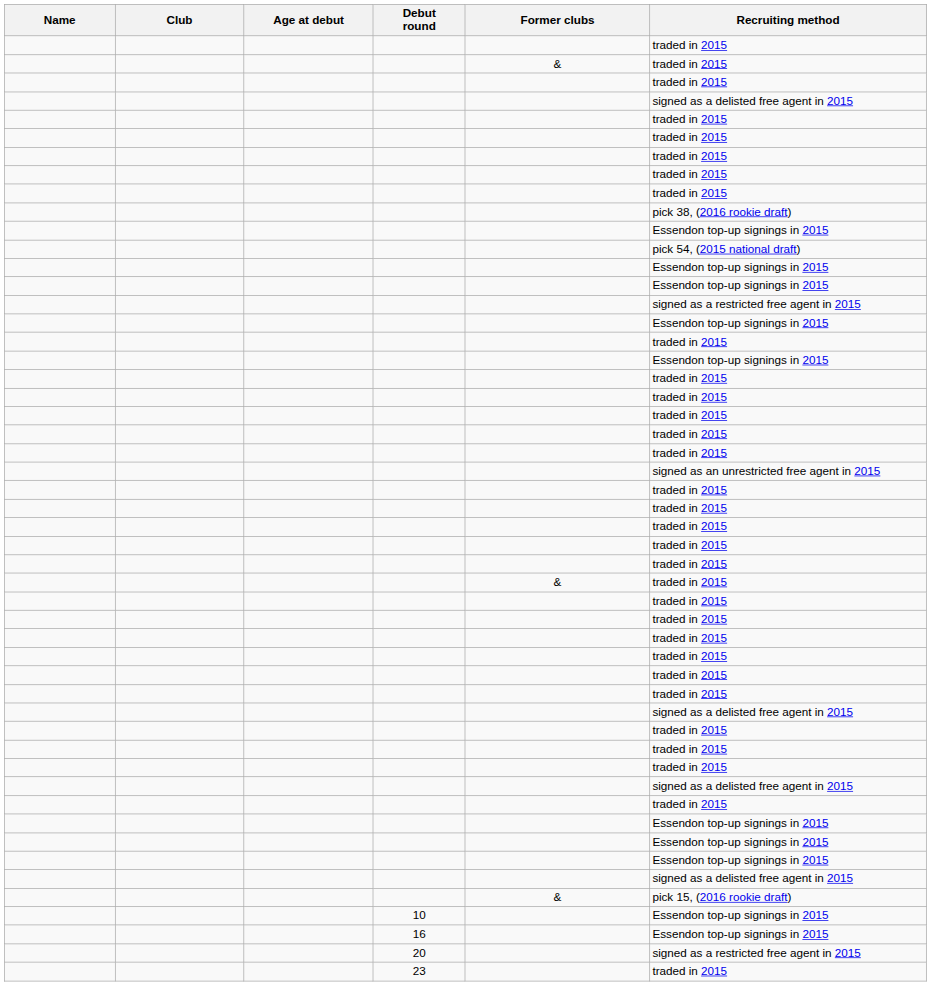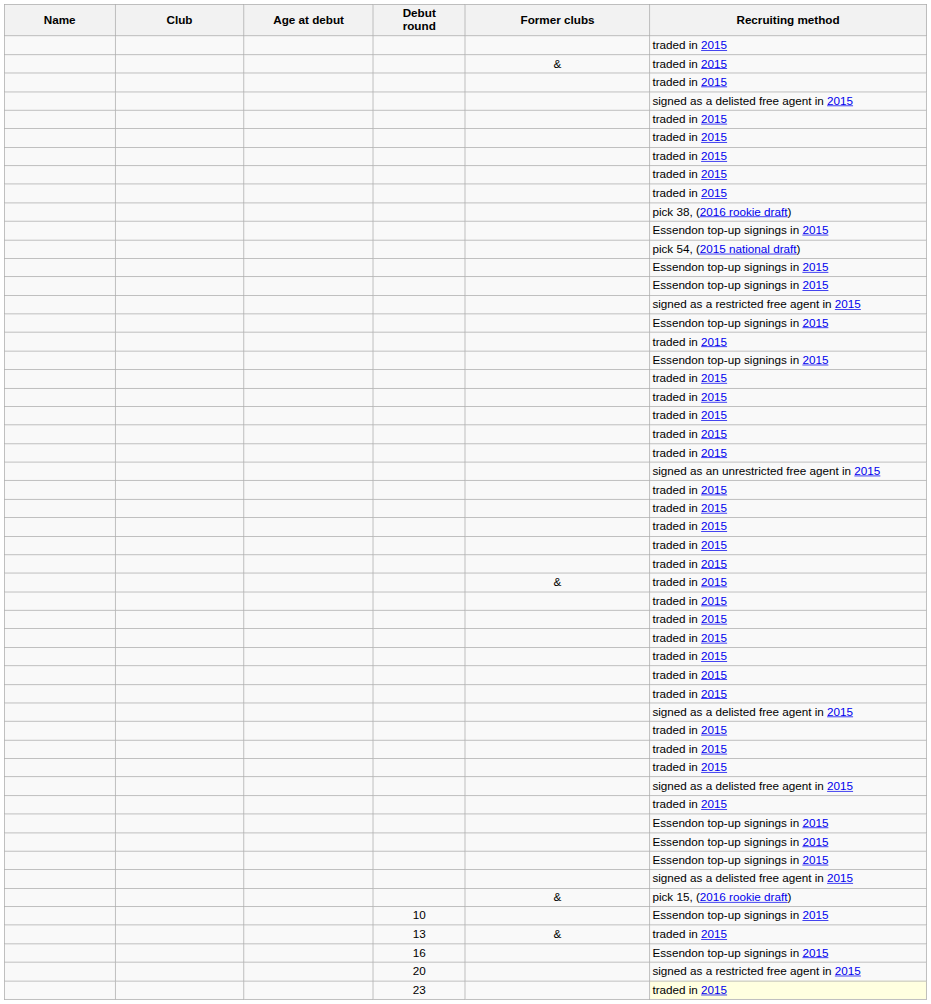+ row: (60, 934)
(690, 971) no background -> (690, 990) lightyellow background
